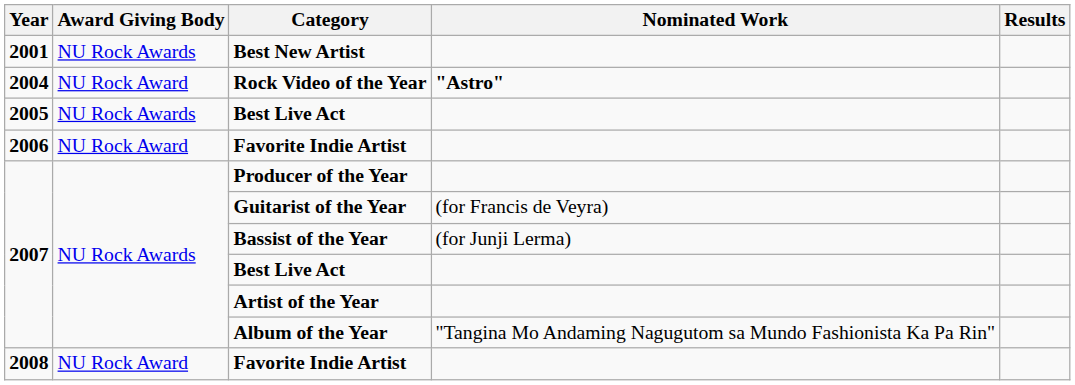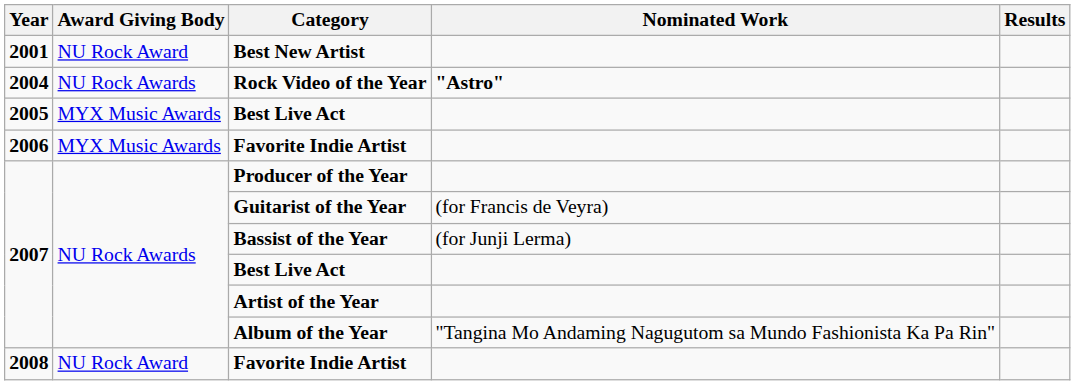(127, 51) NU Rock Awards -> (123, 51) NU Rock Award
(123, 82) NU Rock Award -> (127, 82) NU Rock Awards
(127, 113) NU Rock Awards -> (139, 113) MYX Music Awards
(123, 144) NU Rock Award -> (139, 144) MYX Music Awards
